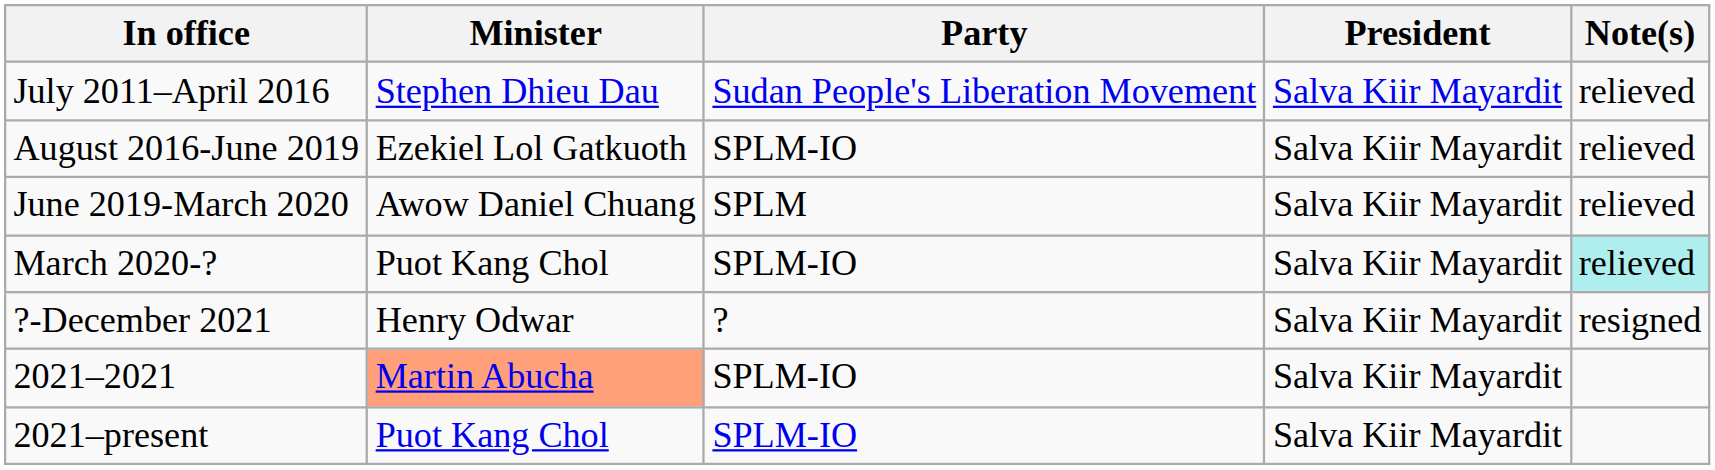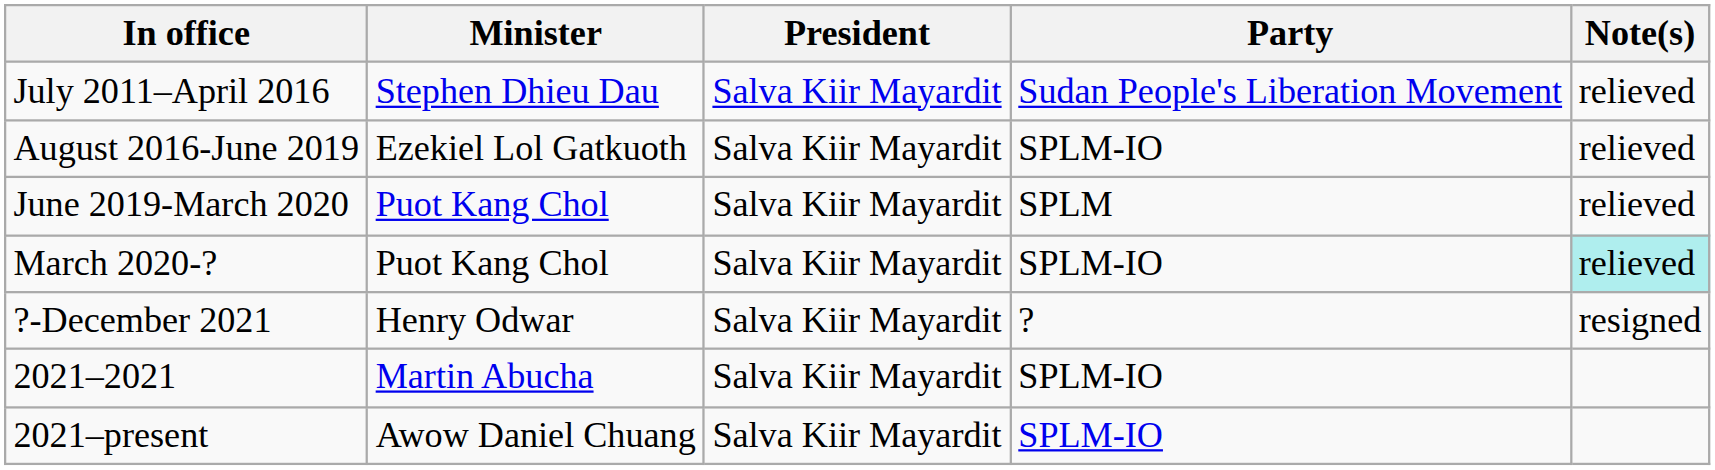columns swapped: (984, 33) <-> (1417, 33)
(536, 205) Awow Daniel Chuang -> (492, 205) Puot Kang Chol
(485, 377) lightsalmon background -> (485, 377) no background
(492, 434) Puot Kang Chol -> (536, 434) Awow Daniel Chuang
